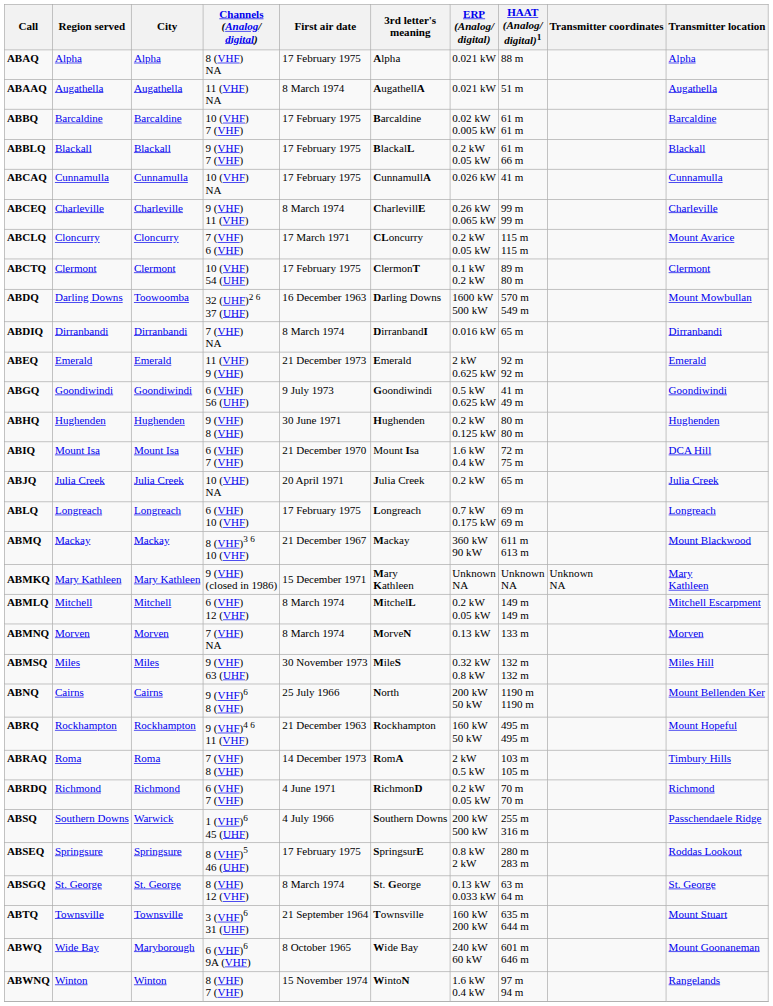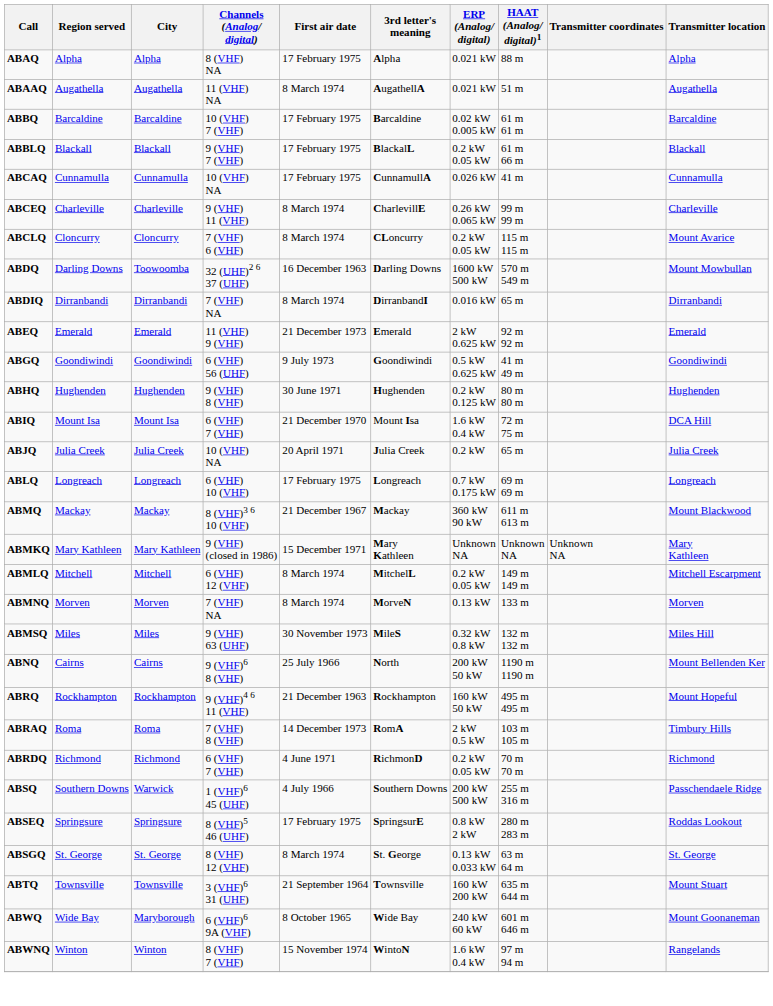(316, 238) 17 March 1971 -> (313, 238) 8 March 1974
- row: (27, 268)
